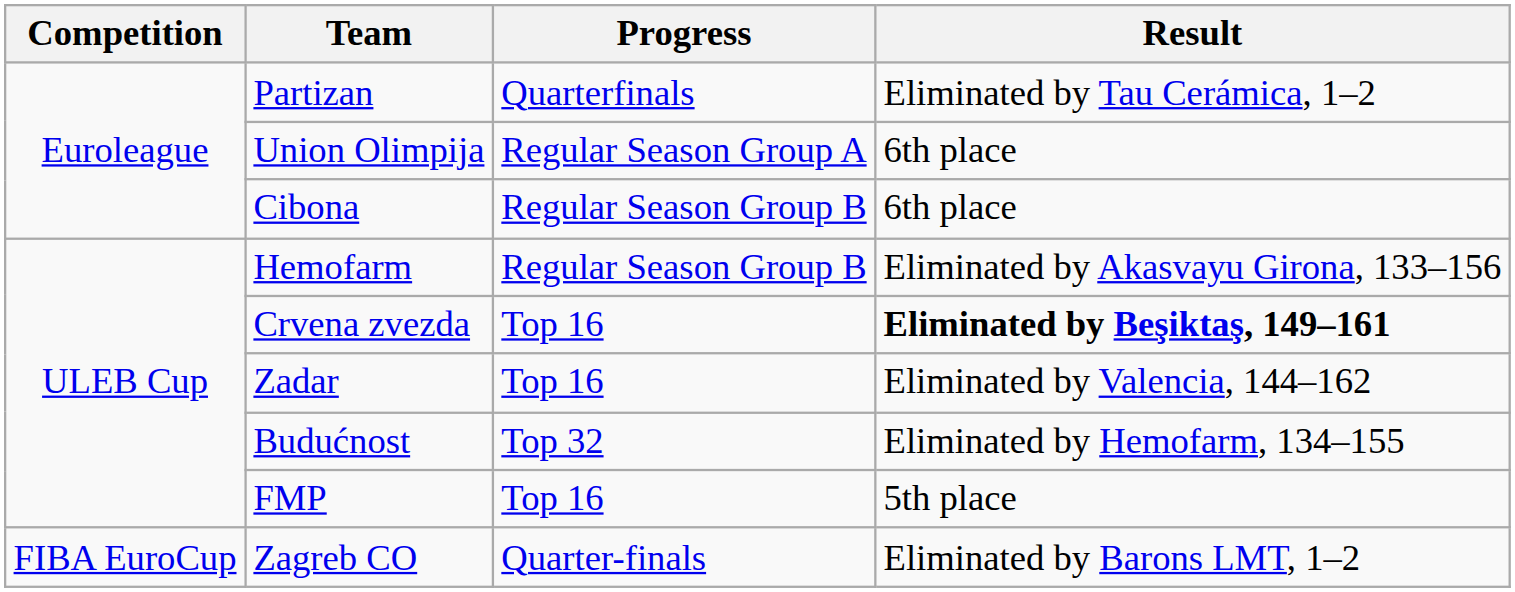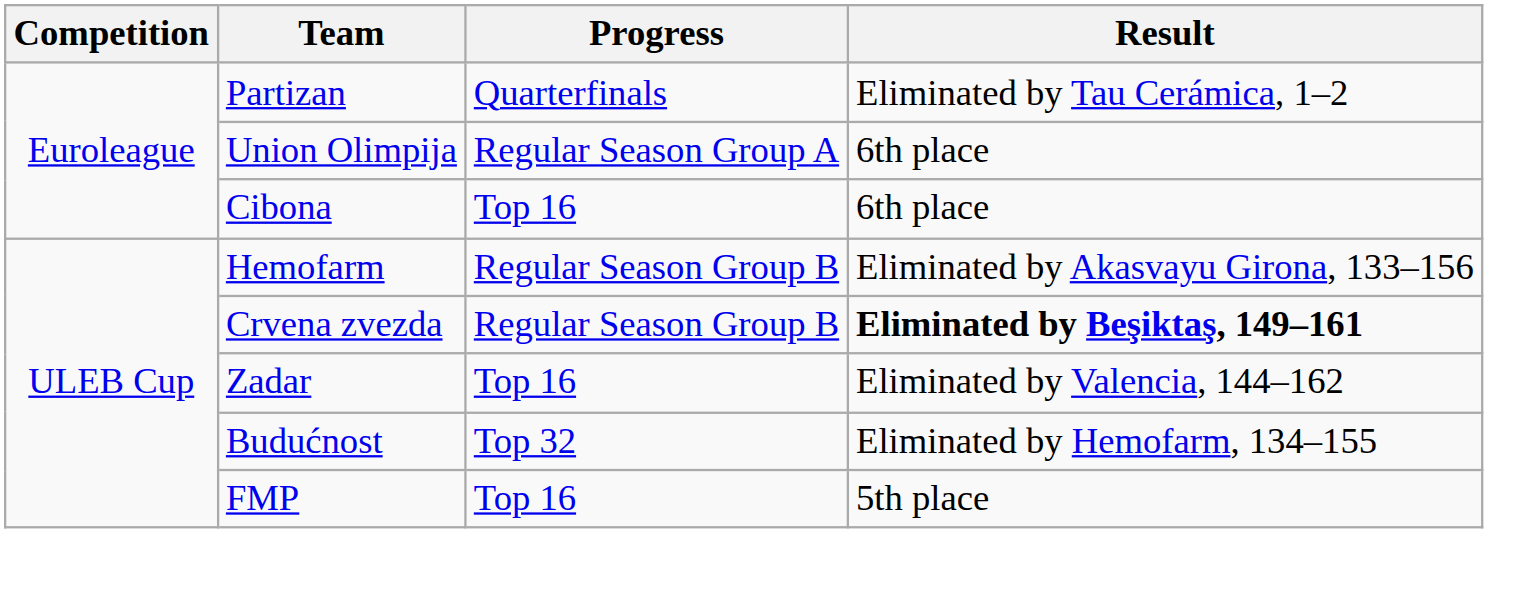(684, 207) Regular Season Group B -> (525, 207) Top 16
(552, 324) Top 16 -> (656, 324) Regular Season Group B
- row: (335, 556)
